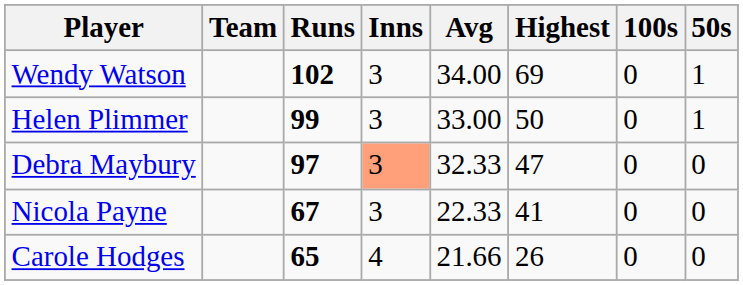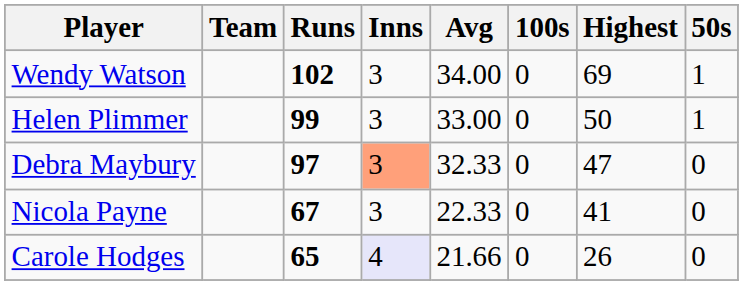columns swapped: (562, 27) <-> (651, 27)
(376, 257) no background -> (376, 257) lavender background
